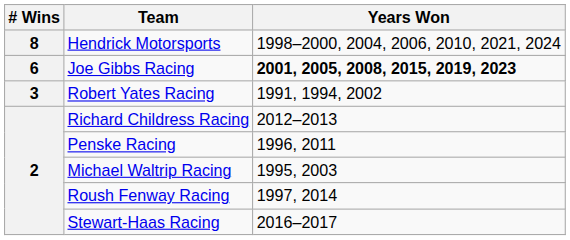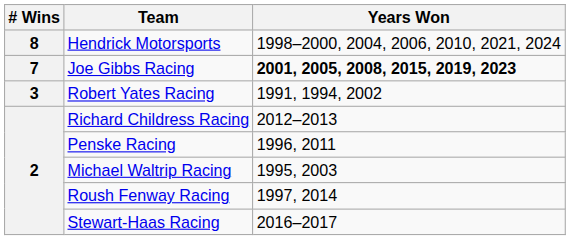(34, 68) 6 -> (34, 68) 7
